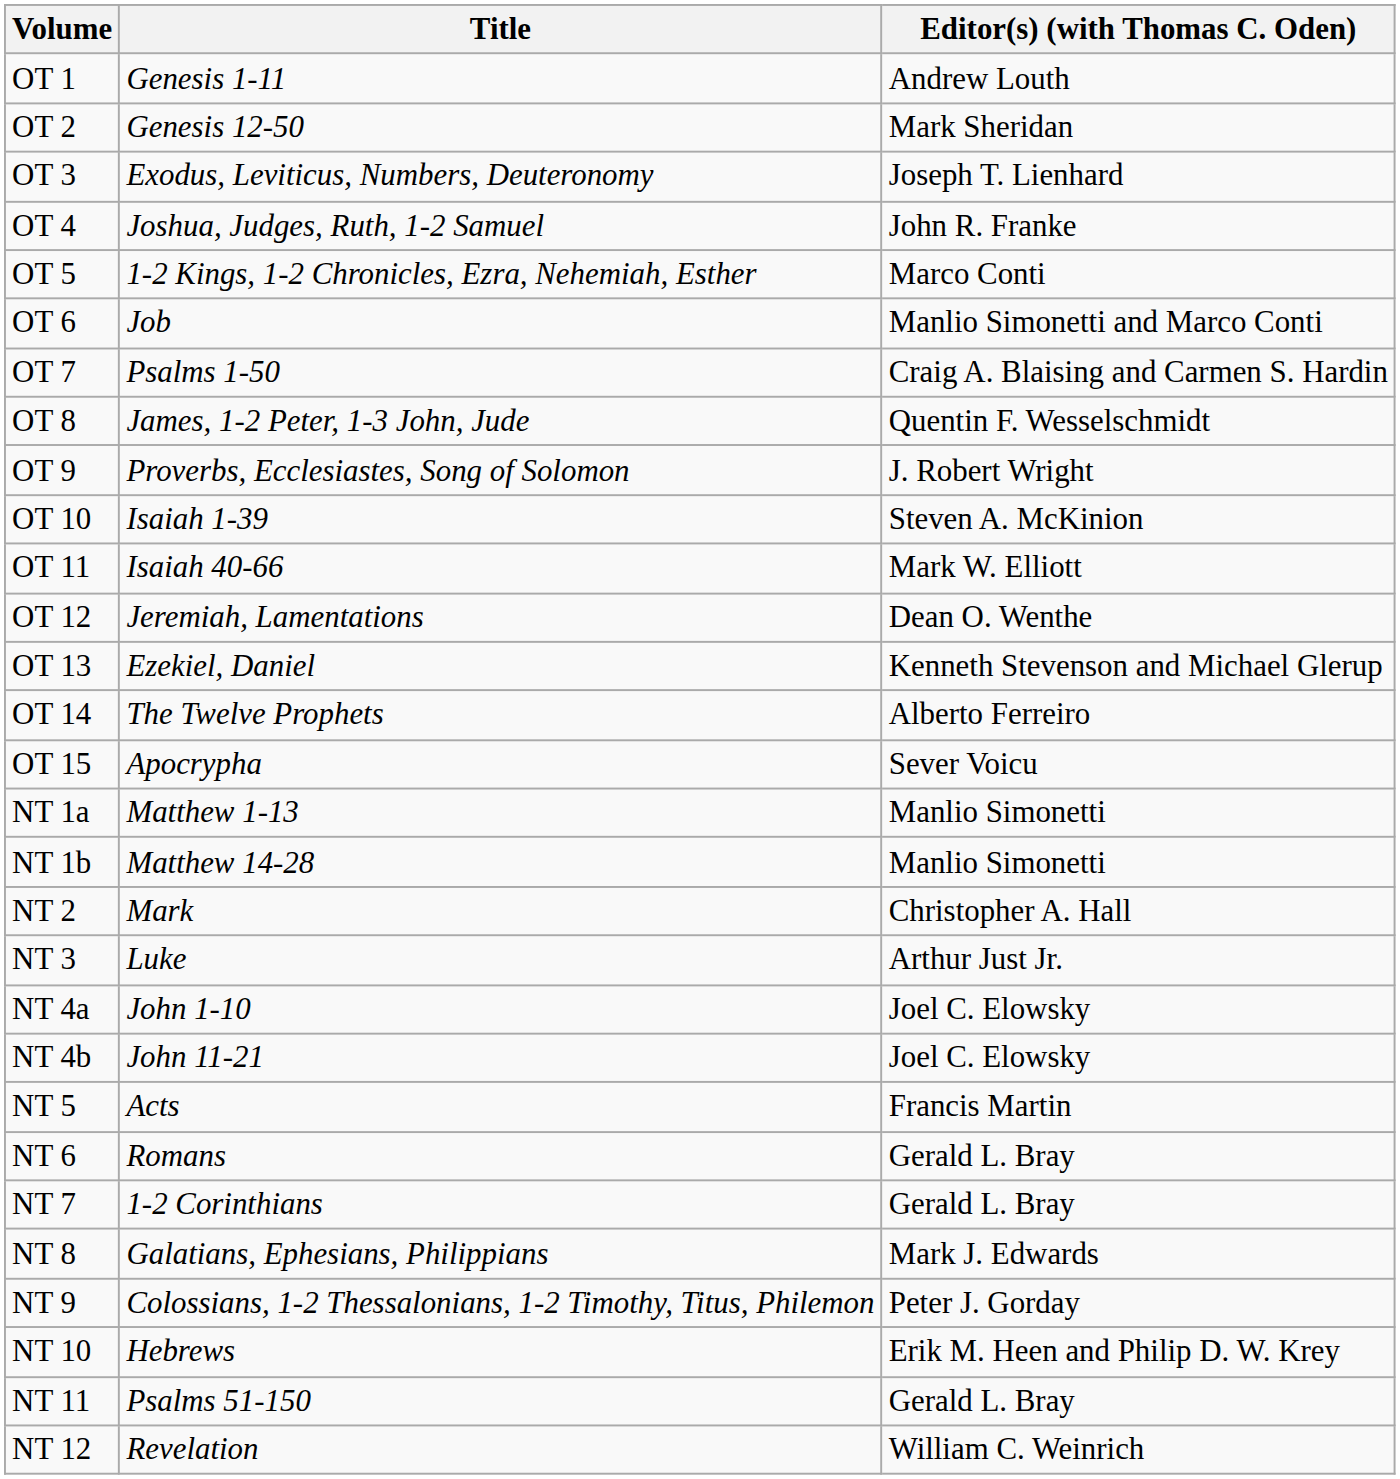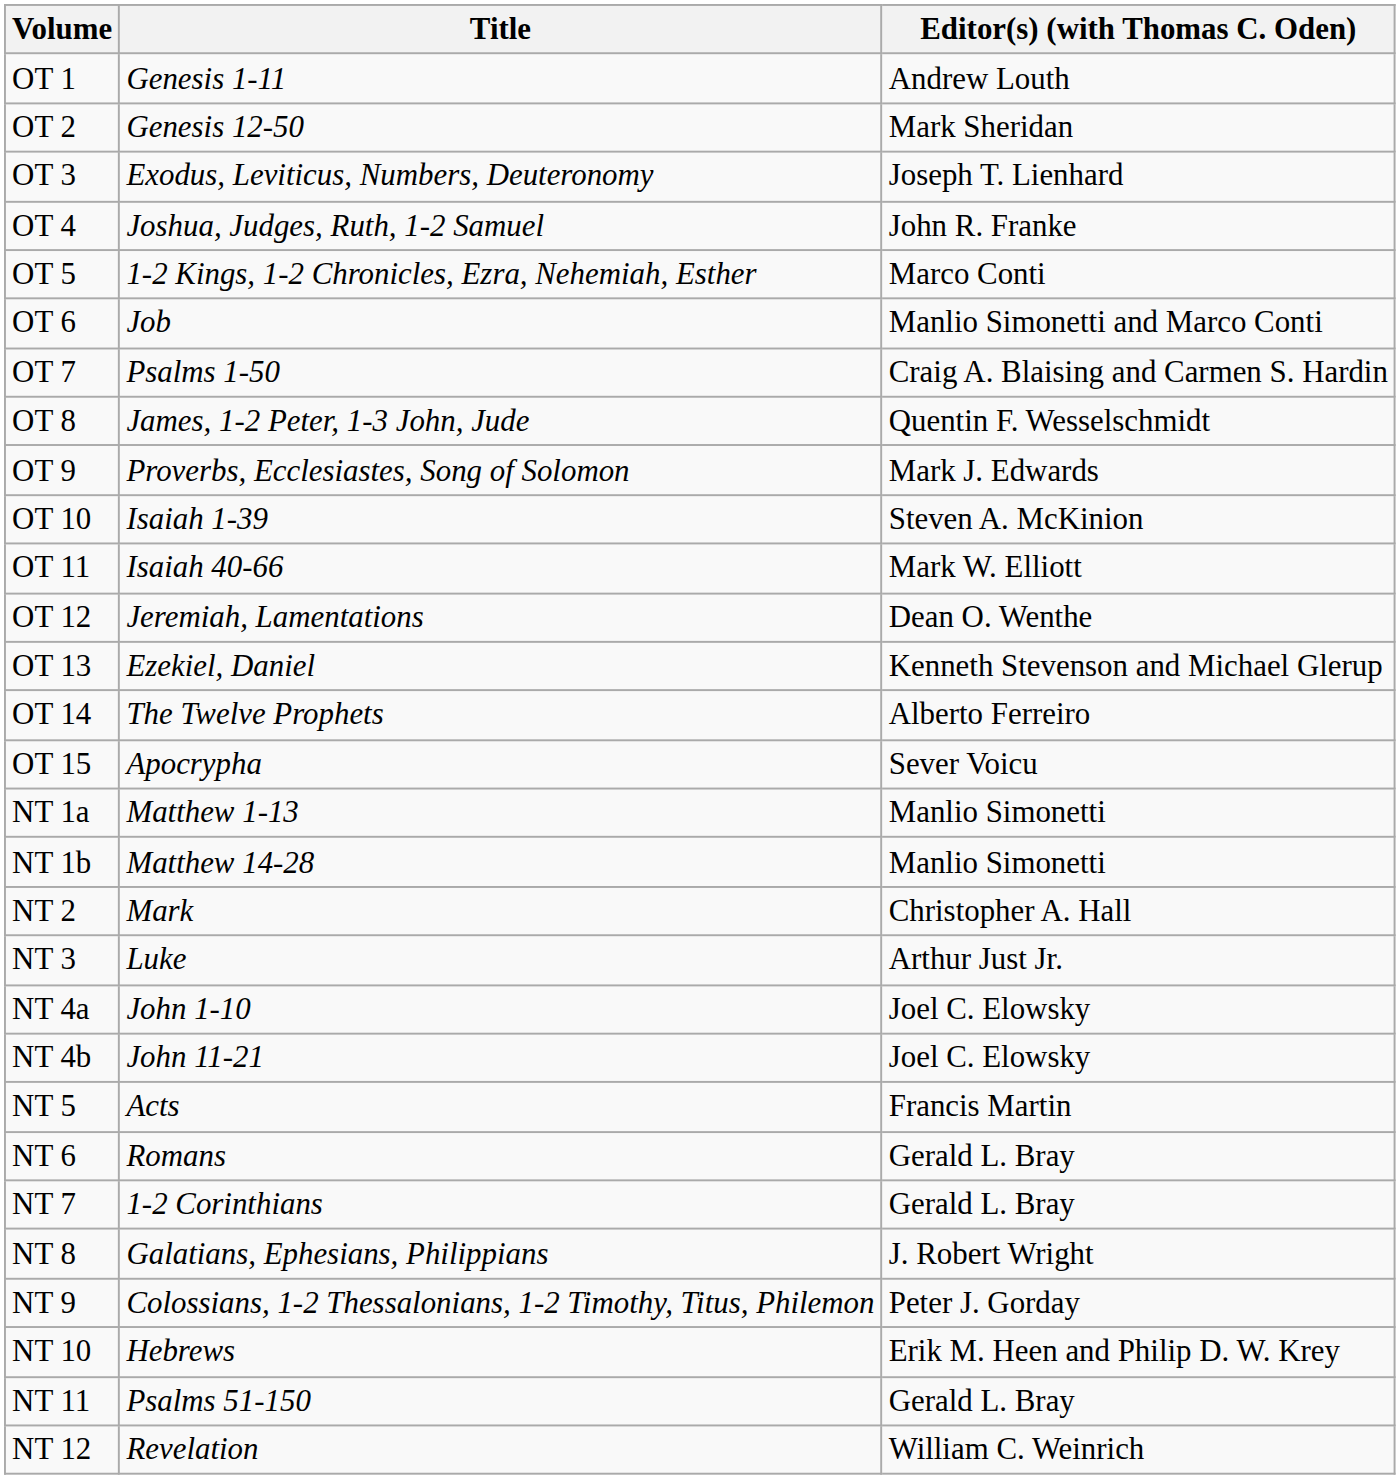(991, 469) J. Robert Wright -> (994, 469) Mark J. Edwards
(994, 1253) Mark J. Edwards -> (991, 1253) J. Robert Wright
